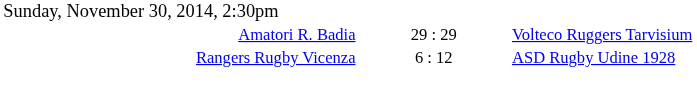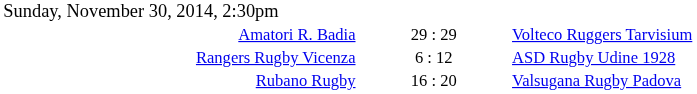+ row: (306, 80)
